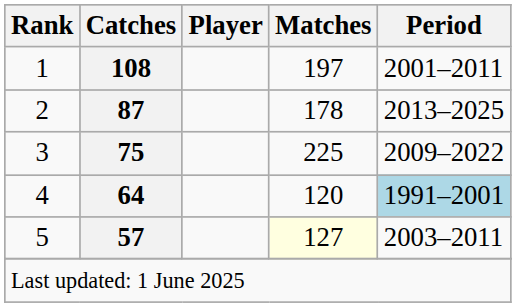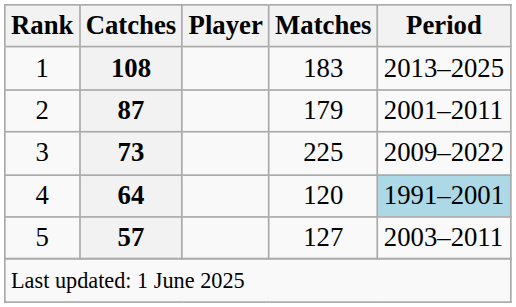(323, 68) 197 -> (323, 68) 183
(443, 68) 2001–2011 -> (444, 68) 2013–2025
(323, 110) 178 -> (323, 110) 179
(444, 110) 2013–2025 -> (443, 110) 2001–2011
(131, 152) 75 -> (131, 152) 73
(323, 237) lightyellow background -> (323, 237) no background
